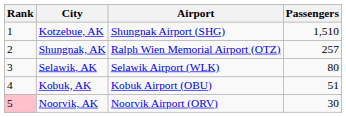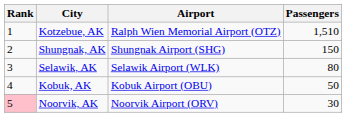(168, 31) Shungnak Airport (SHG) -> (196, 31) Ralph Wien Memorial Airport (OTZ)
(196, 49) Ralph Wien Memorial Airport (OTZ) -> (168, 49) Shungnak Airport (SHG)
(330, 49) 257 -> (330, 49) 150
(333, 85) 51 -> (333, 85) 50
